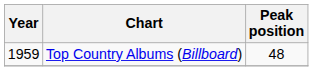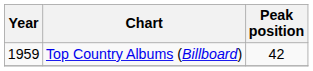(277, 54) 48 -> (277, 54) 42
